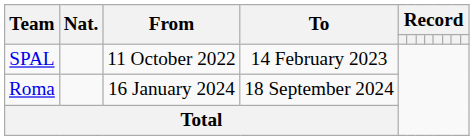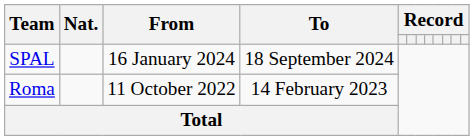(171, 59) 11 October 2022 -> (171, 59) 16 January 2024
(319, 59) 14 February 2023 -> (319, 59) 18 September 2024
(171, 89) 16 January 2024 -> (171, 89) 11 October 2022
(319, 89) 18 September 2024 -> (319, 89) 14 February 2023
